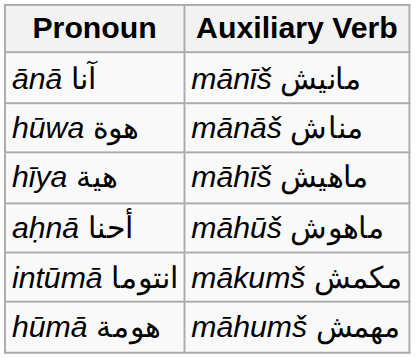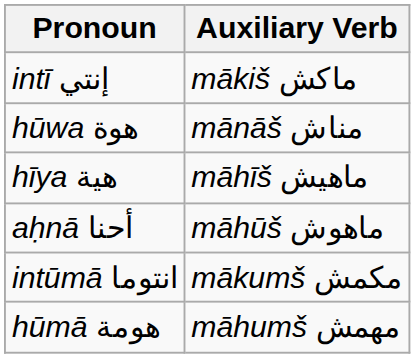- row: (54, 78)
+ row: (60, 78)
